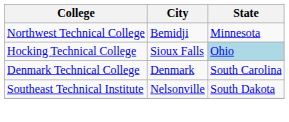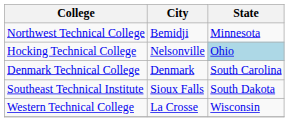(177, 51) Sioux Falls -> (178, 51) Nelsonville
(178, 88) Nelsonville -> (177, 88) Sioux Falls
+ row: (71, 107)
